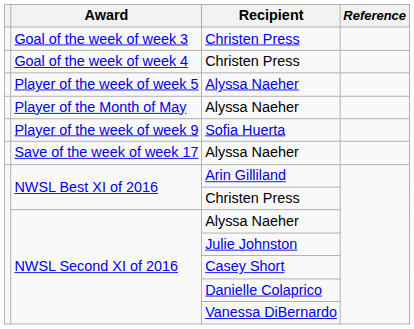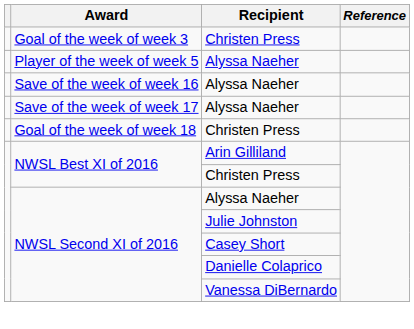- row: (101, 61)
- row: (100, 107)
- row: (106, 130)
+ row: (106, 84)
+ row: (105, 130)
